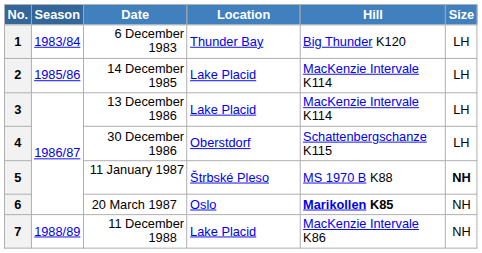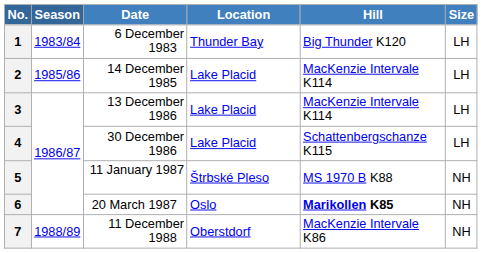(220, 143) Oberstdorf -> (223, 143) Lake Placid
(461, 177) bold -> (461, 177) normal
(223, 231) Lake Placid -> (220, 231) Oberstdorf
